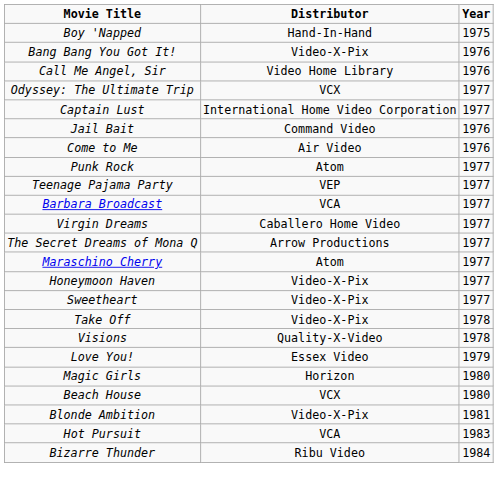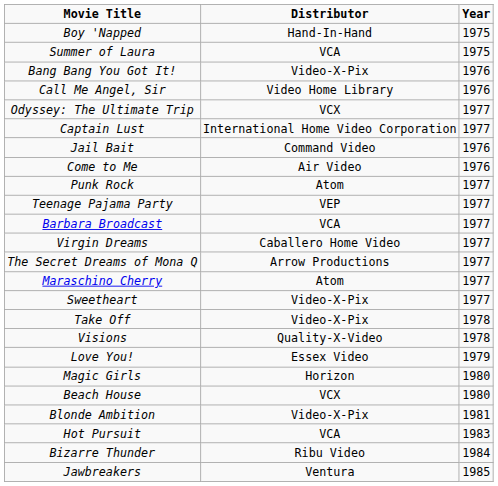+ row: (102, 52)
- row: (102, 281)
+ row: (102, 472)
